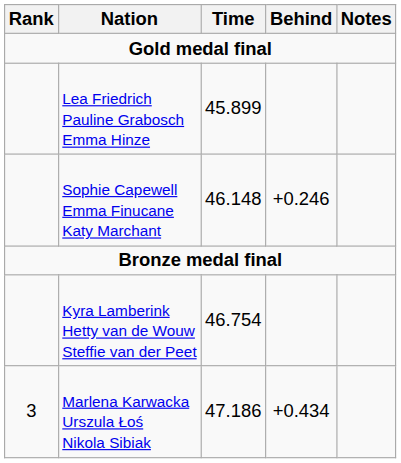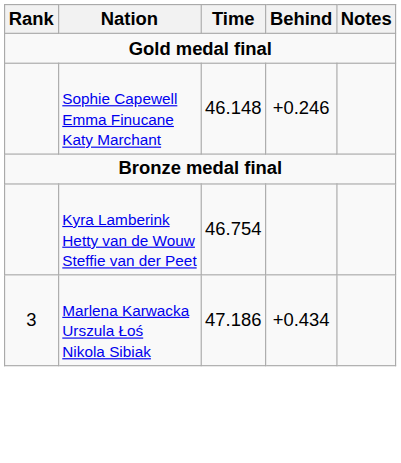- row: (123, 120)
